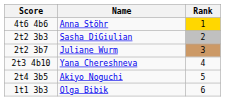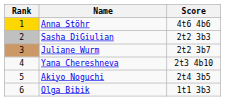columns swapped: (203, 11) <-> (31, 11)
